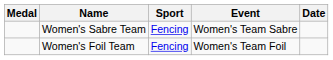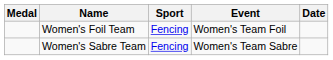rows swapped: (88, 47) <-> (94, 30)
